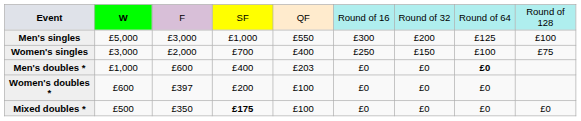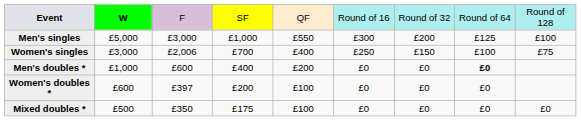(182, 53) £2,000 -> (182, 53) £2,006
(303, 68) £203 -> (303, 68) £200
(243, 108) bold -> (243, 108) normal
